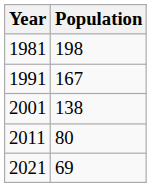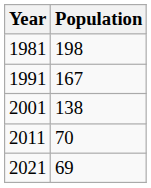(64, 138) 80 -> (64, 138) 70
